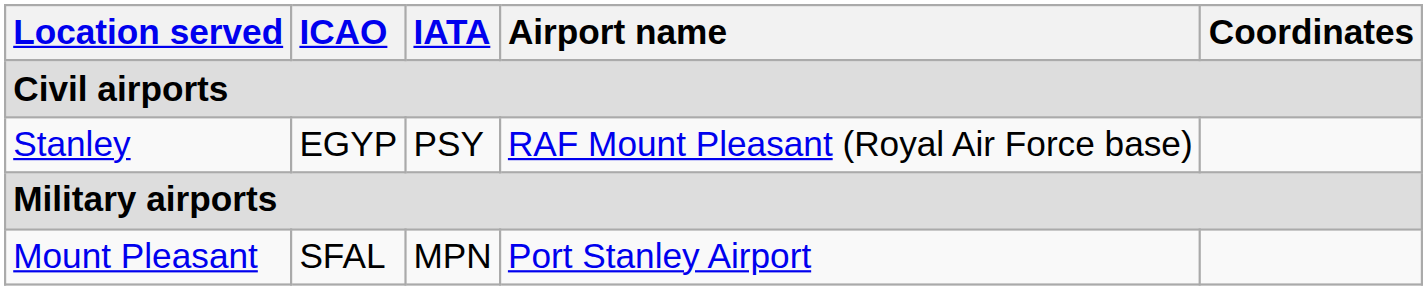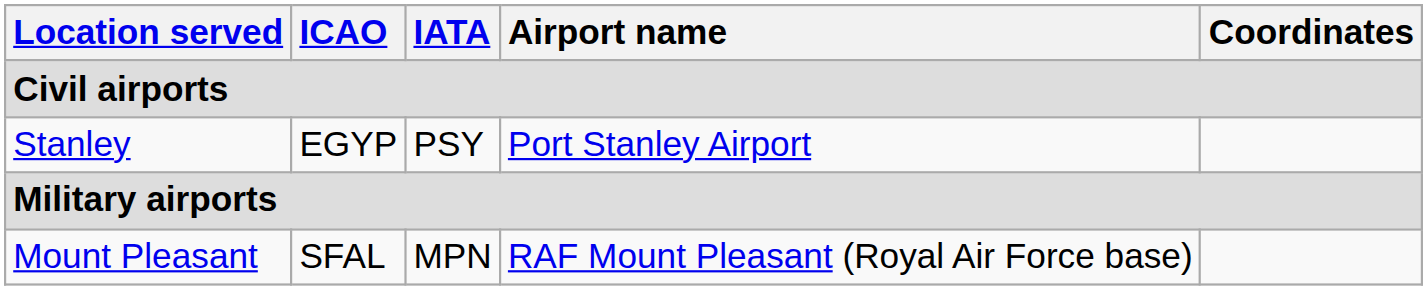(850, 144) RAF Mount Pleasant (Royal Air Force base) -> (660, 144) Port Stanley Airport
(660, 255) Port Stanley Airport -> (850, 255) RAF Mount Pleasant (Royal Air Force base)
